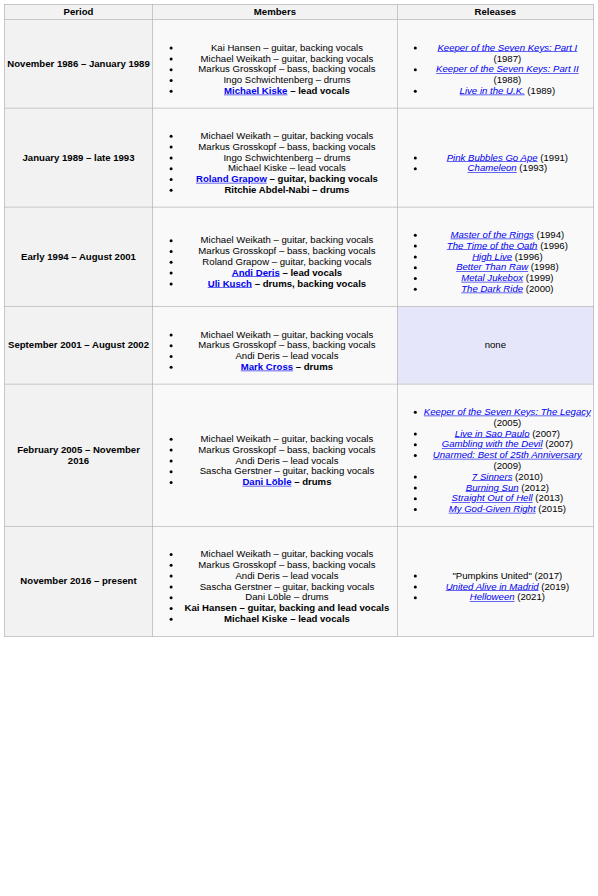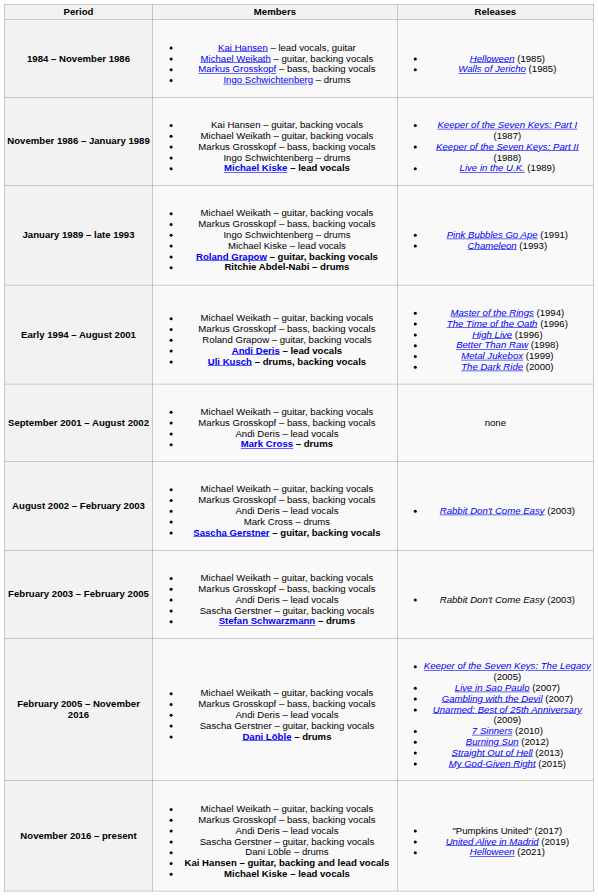+ row: (79, 58)
(495, 345) lavender background -> (495, 423) no background
+ row: (79, 506)
+ row: (79, 594)
